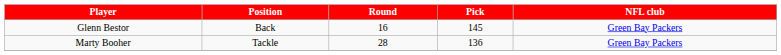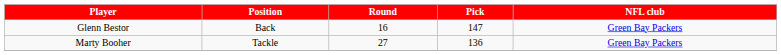(475, 27) 145 -> (475, 27) 147
(383, 43) 28 -> (383, 43) 27
